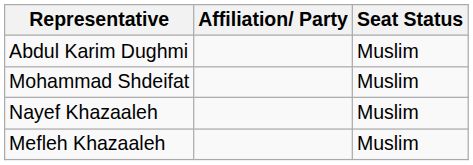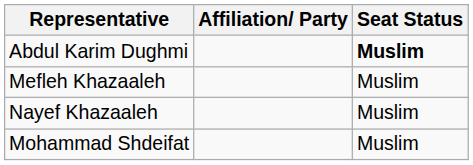(388, 50) normal -> (391, 50) bold
rows swapped: (87, 143) <-> (99, 81)
